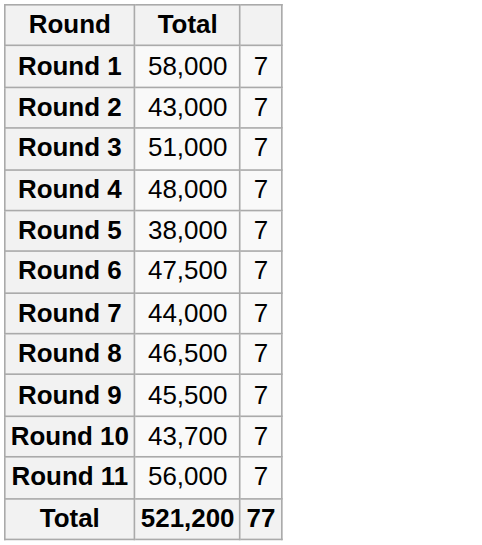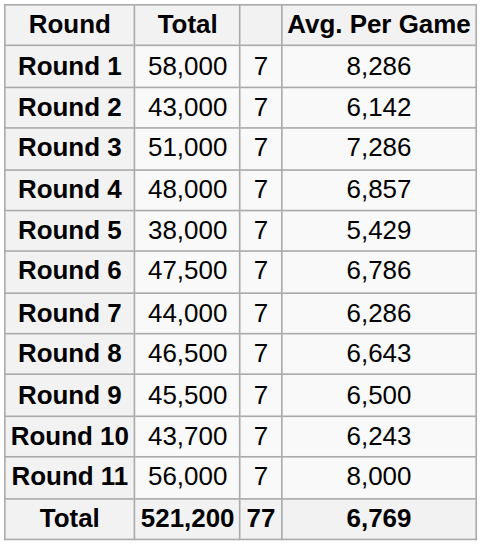+ column: (379, 25)
